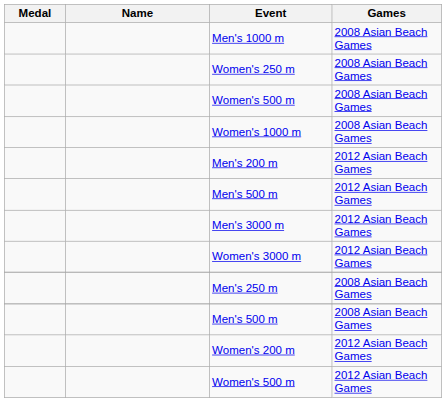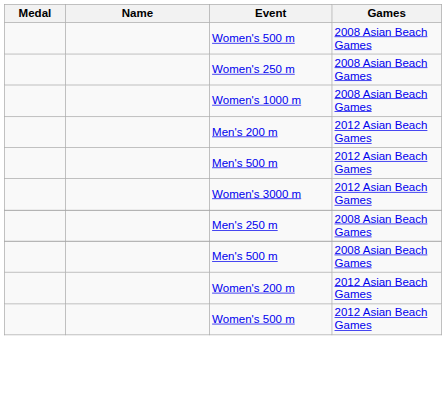- row: (248, 38)
rows swapped: (253, 69) <-> (253, 100)
- row: (248, 225)
